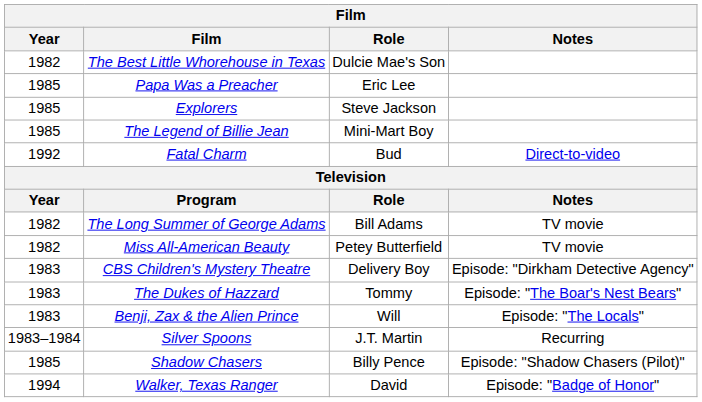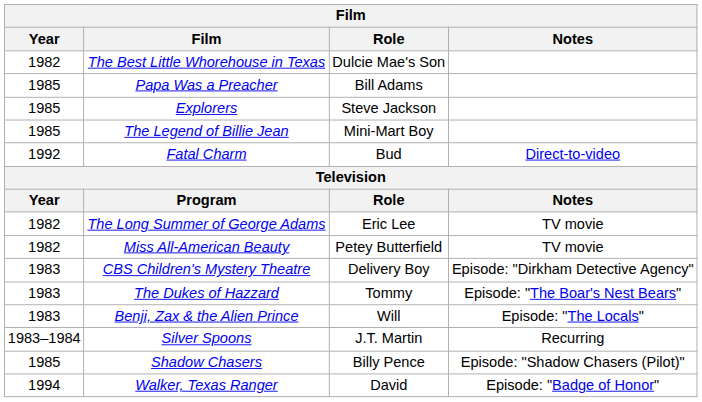(389, 85) Eric Lee -> (389, 85) Bill Adams
(389, 223) Bill Adams -> (389, 223) Eric Lee
